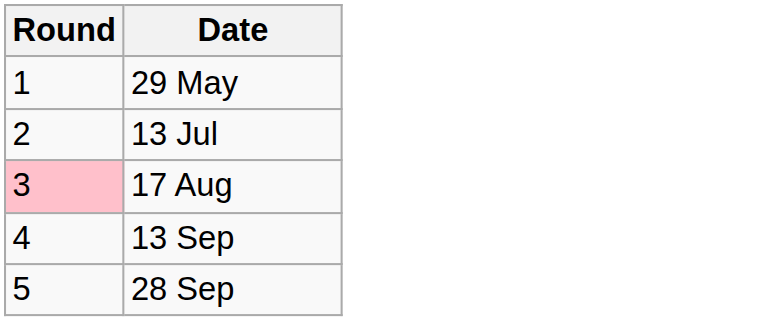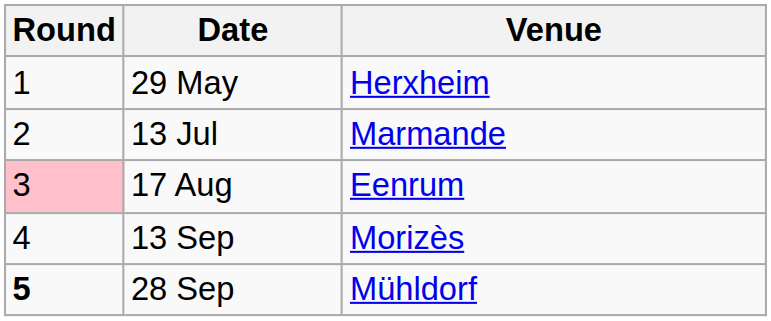+ column: (554, 30)
(22, 289) normal -> (22, 289) bold
